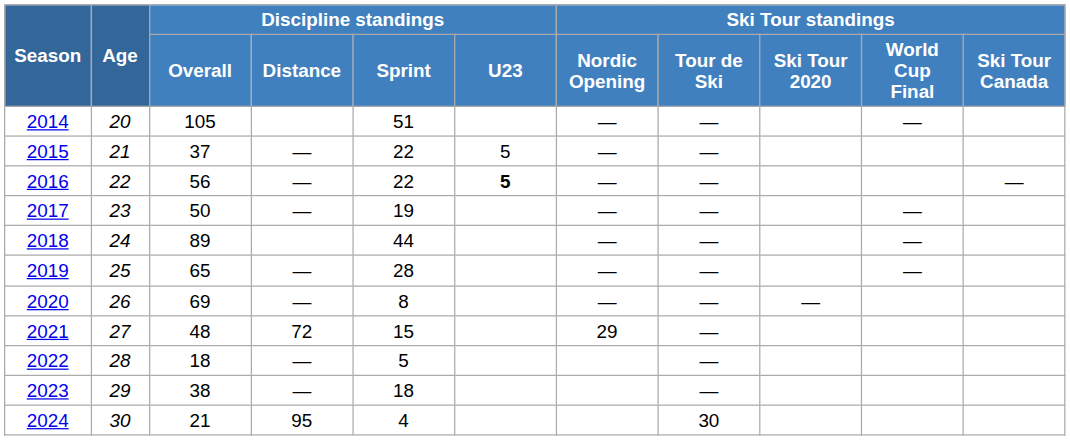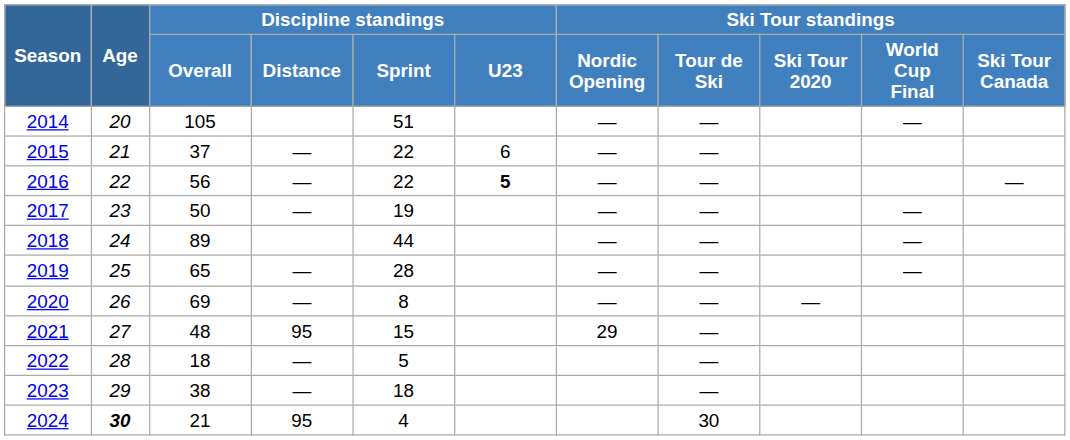(505, 151) 5 -> (505, 151) 6
(302, 330) 72 -> (302, 330) 95
(120, 420) normal -> (120, 420) bold
